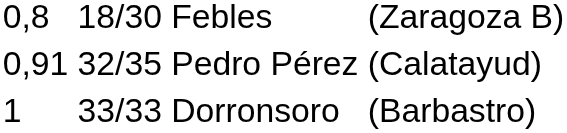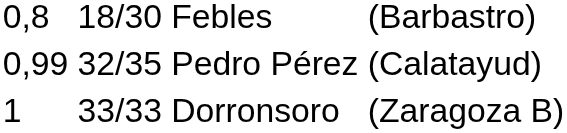(466, 16) (Zaragoza B) -> (452, 16) (Barbastro)
(35, 63) 0,91 -> (35, 63) 0,99
(452, 110) (Barbastro) -> (466, 110) (Zaragoza B)
